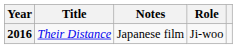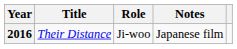columns swapped: (207, 14) <-> (150, 14)
